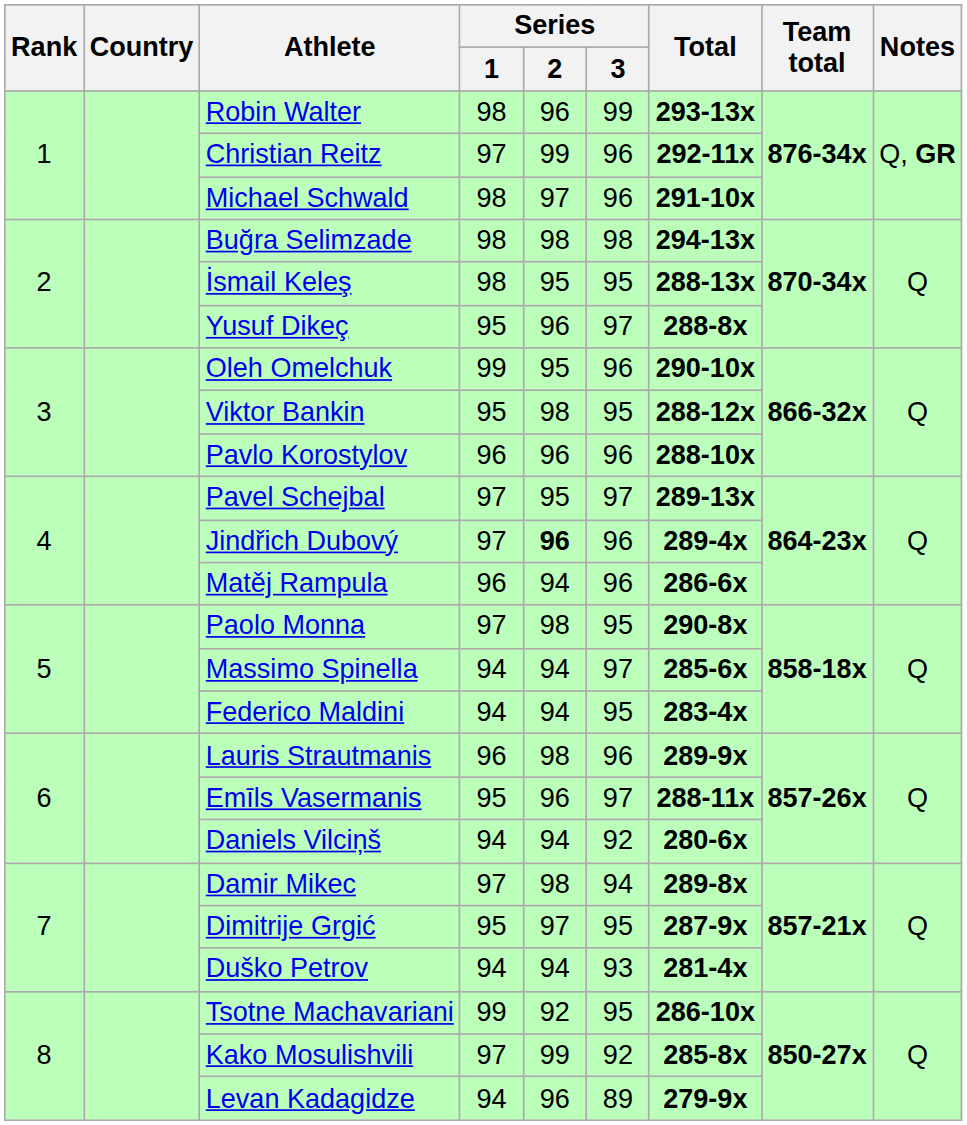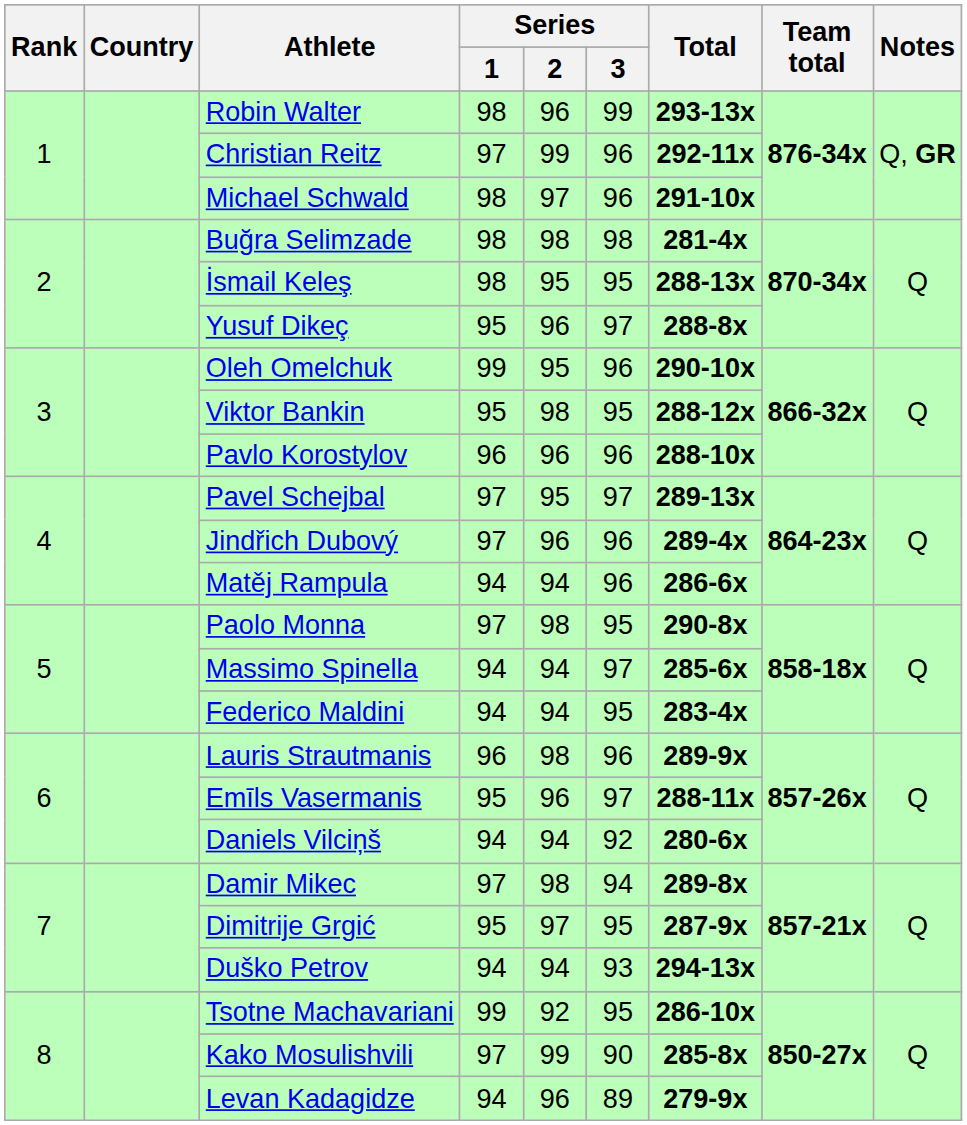(705, 240) 294-13x -> (705, 240) 281-4x
(555, 540) bold -> (555, 540) normal
(492, 583) 96 -> (492, 583) 94
(705, 969) 281-4x -> (705, 969) 294-13x
(618, 1055) 92 -> (618, 1055) 90
